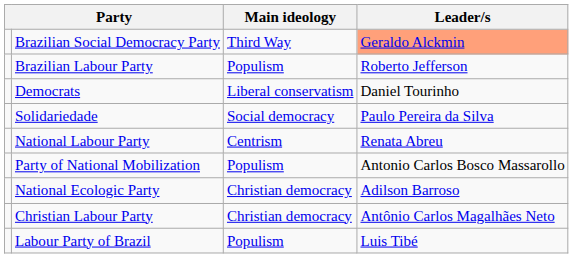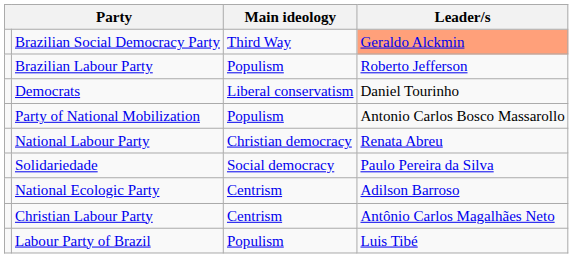rows swapped: (56, 116) <-> (107, 165)
(255, 141) Centrism -> (289, 141) Christian democracy
(289, 190) Christian democracy -> (255, 190) Centrism
(289, 215) Christian democracy -> (255, 215) Centrism
